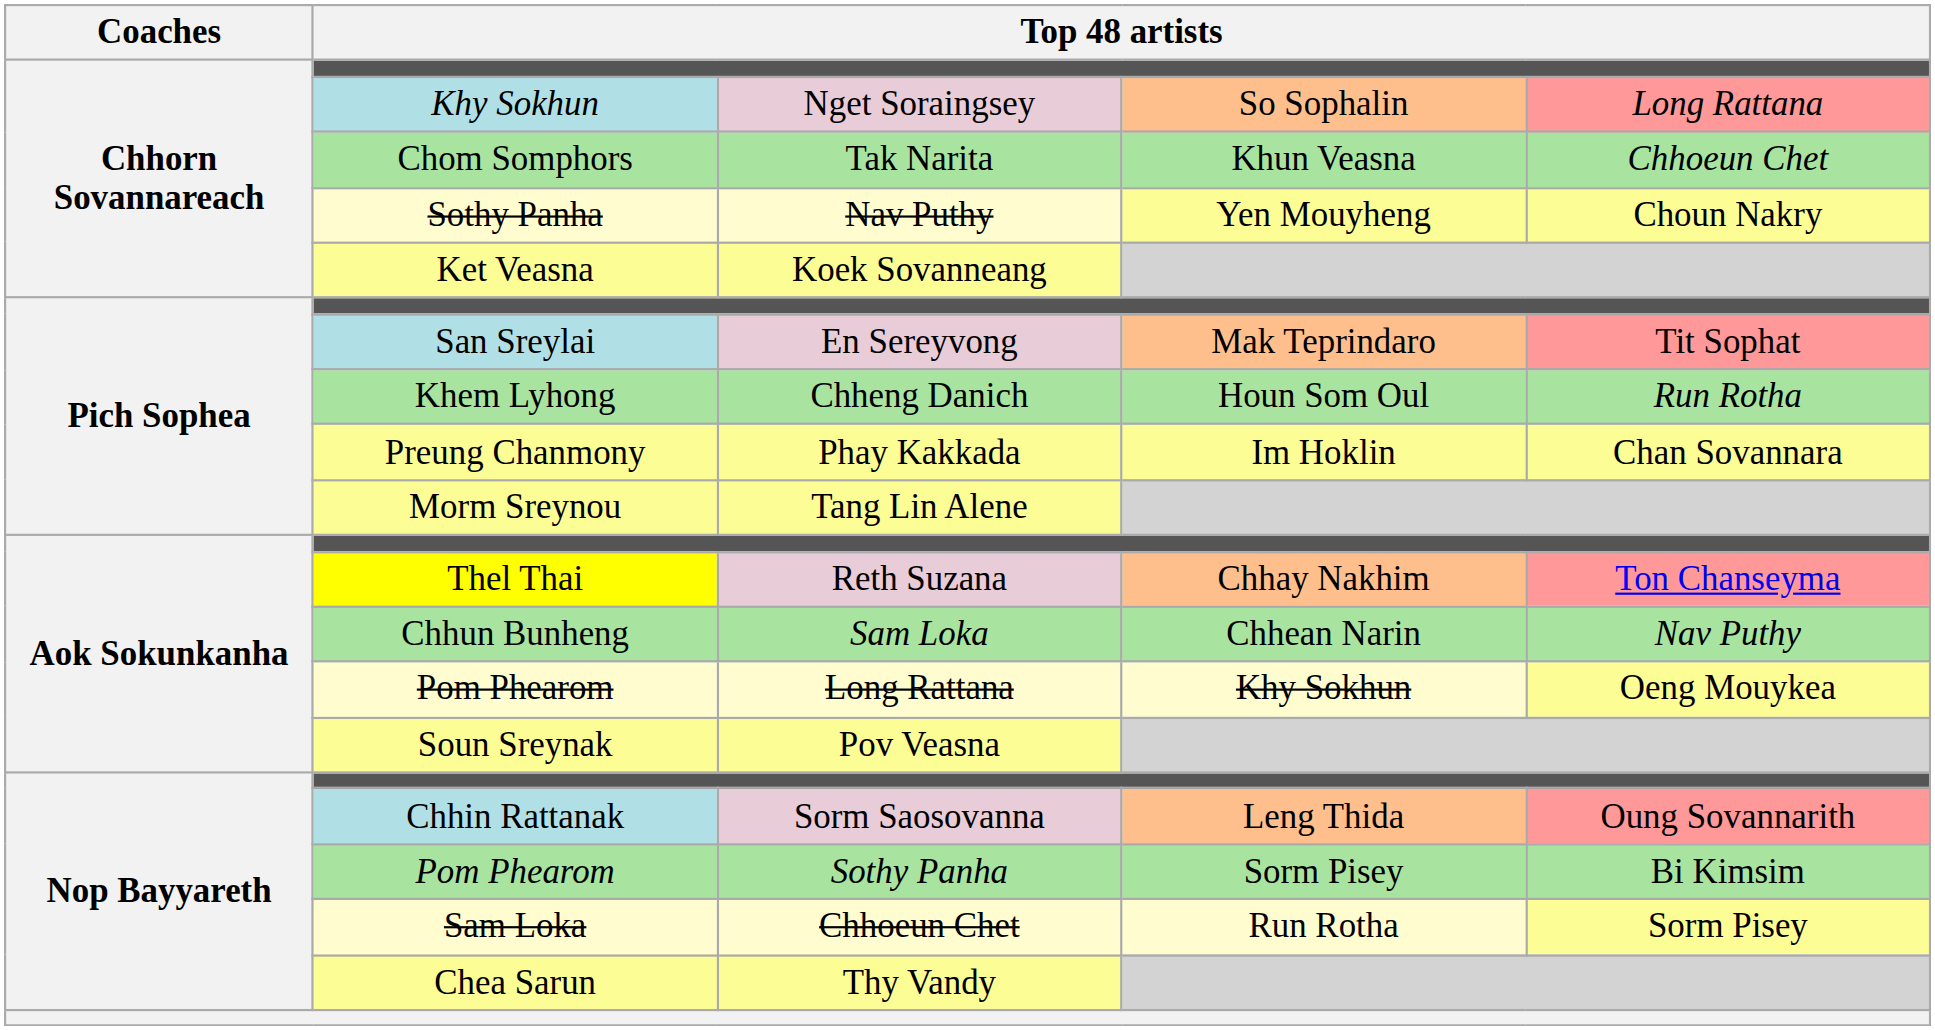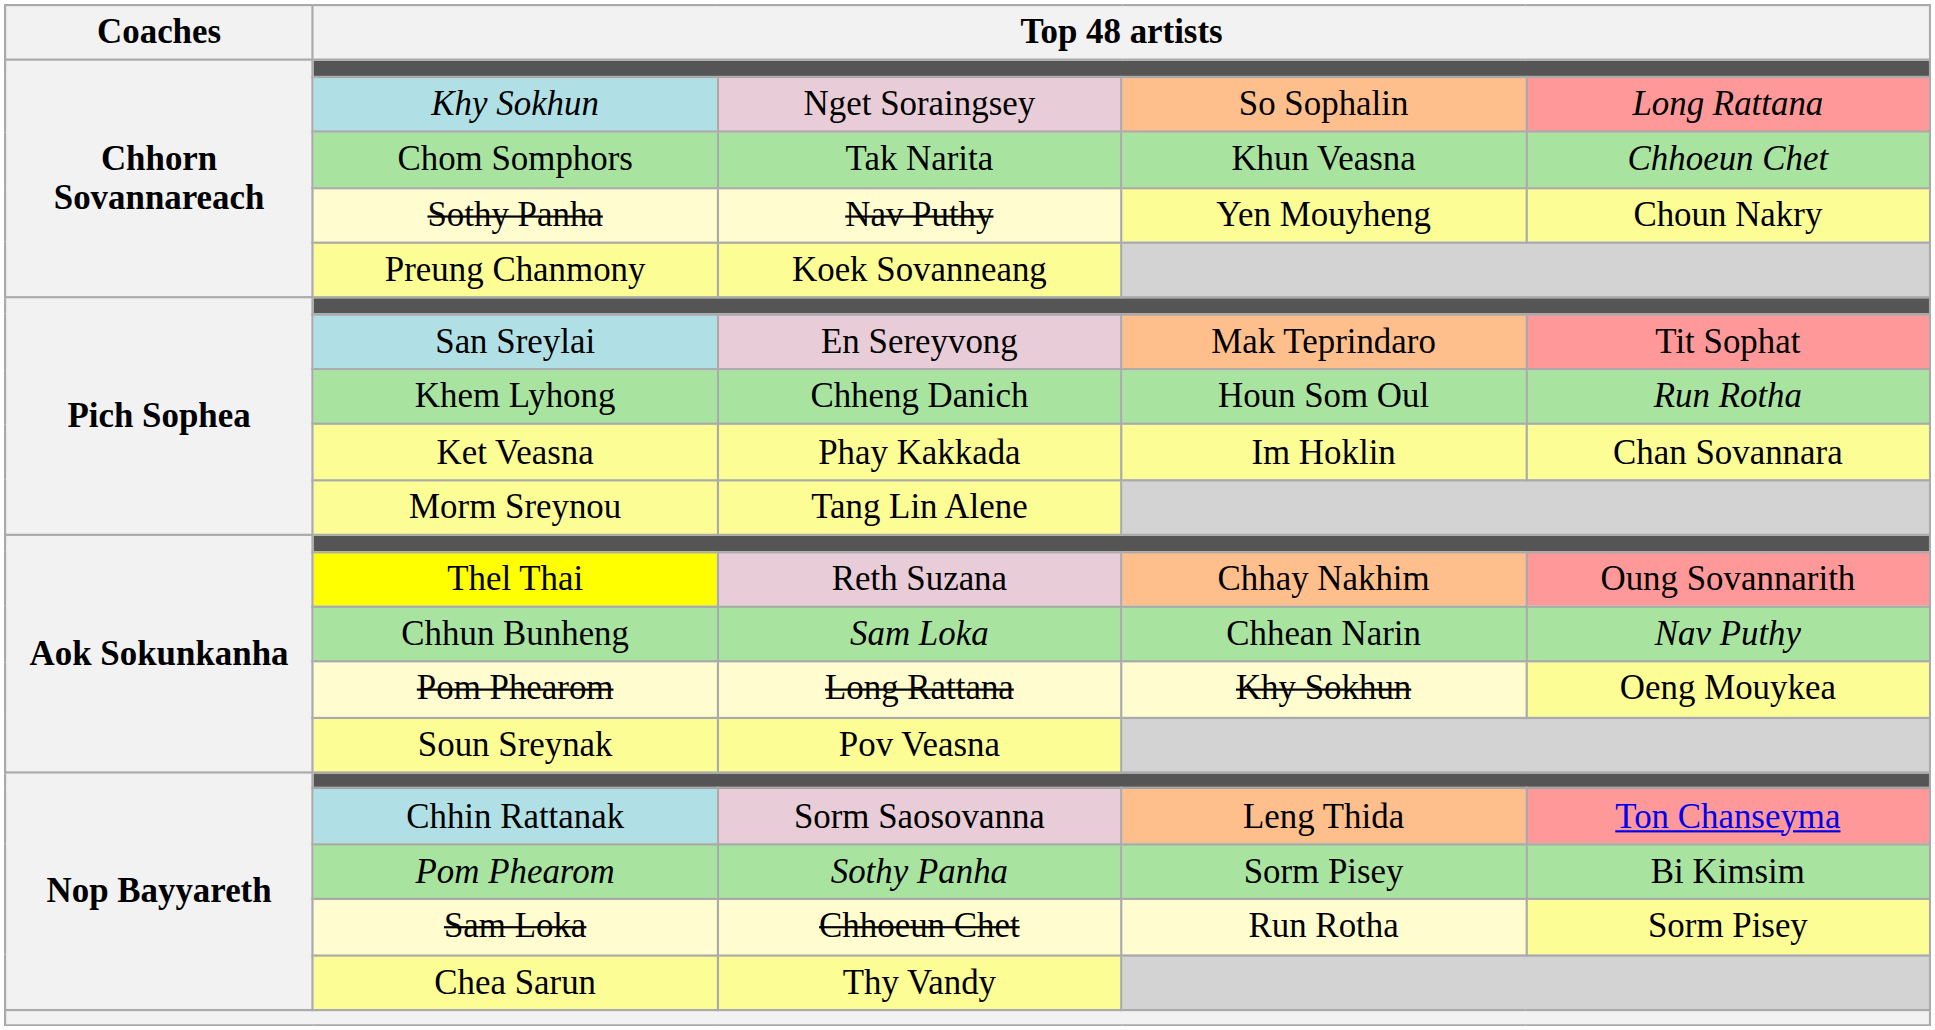(515, 269) Ket Veasna -> (515, 269) Preung Chanmony
(515, 451) Preung Chanmony -> (515, 451) Ket Veasna
(1728, 578) Ton Chanseyma -> (1728, 578) Oung Sovannarith
(1728, 815) Oung Sovannarith -> (1728, 815) Ton Chanseyma
